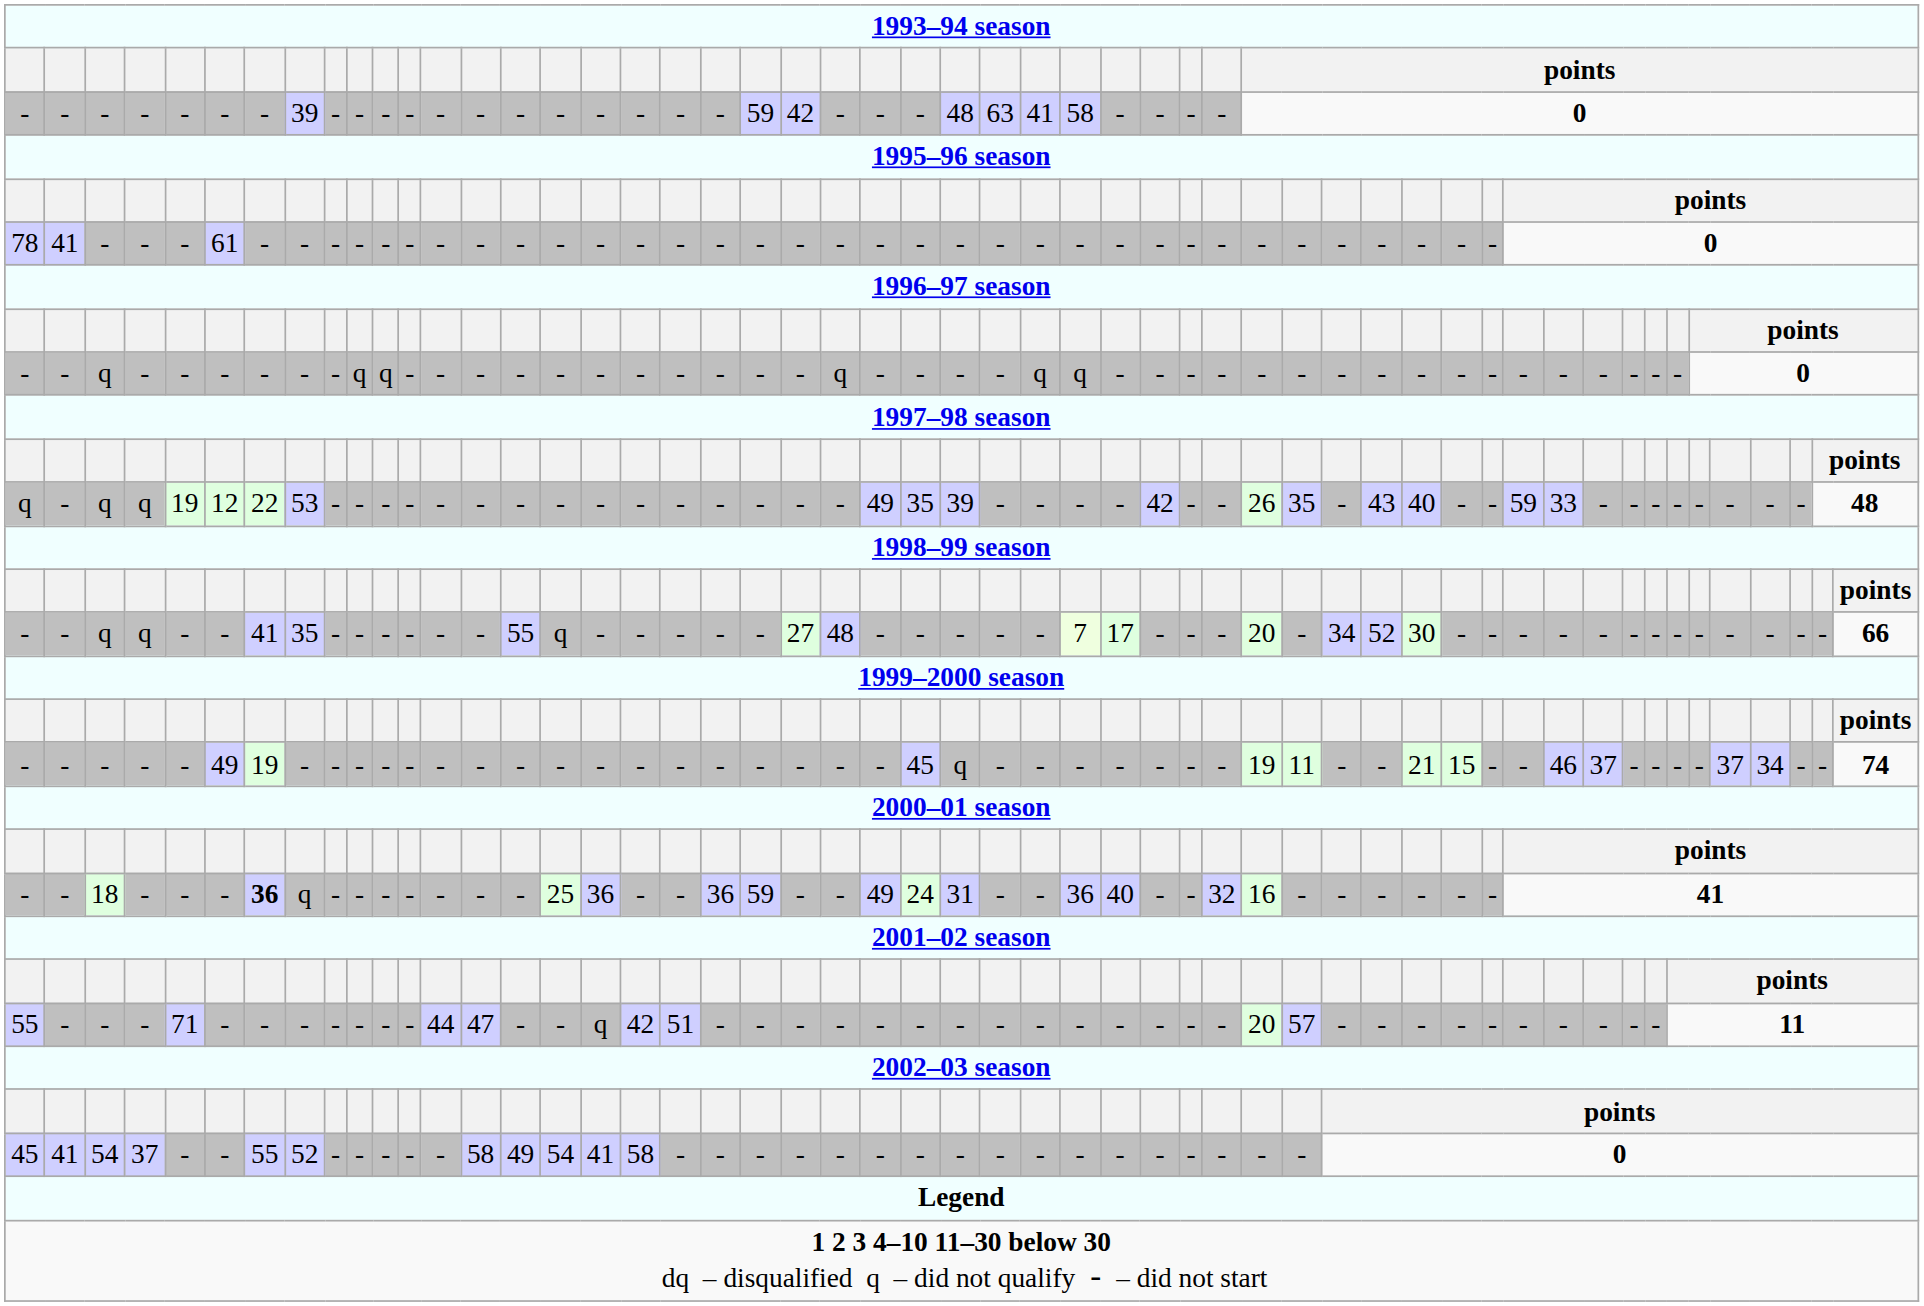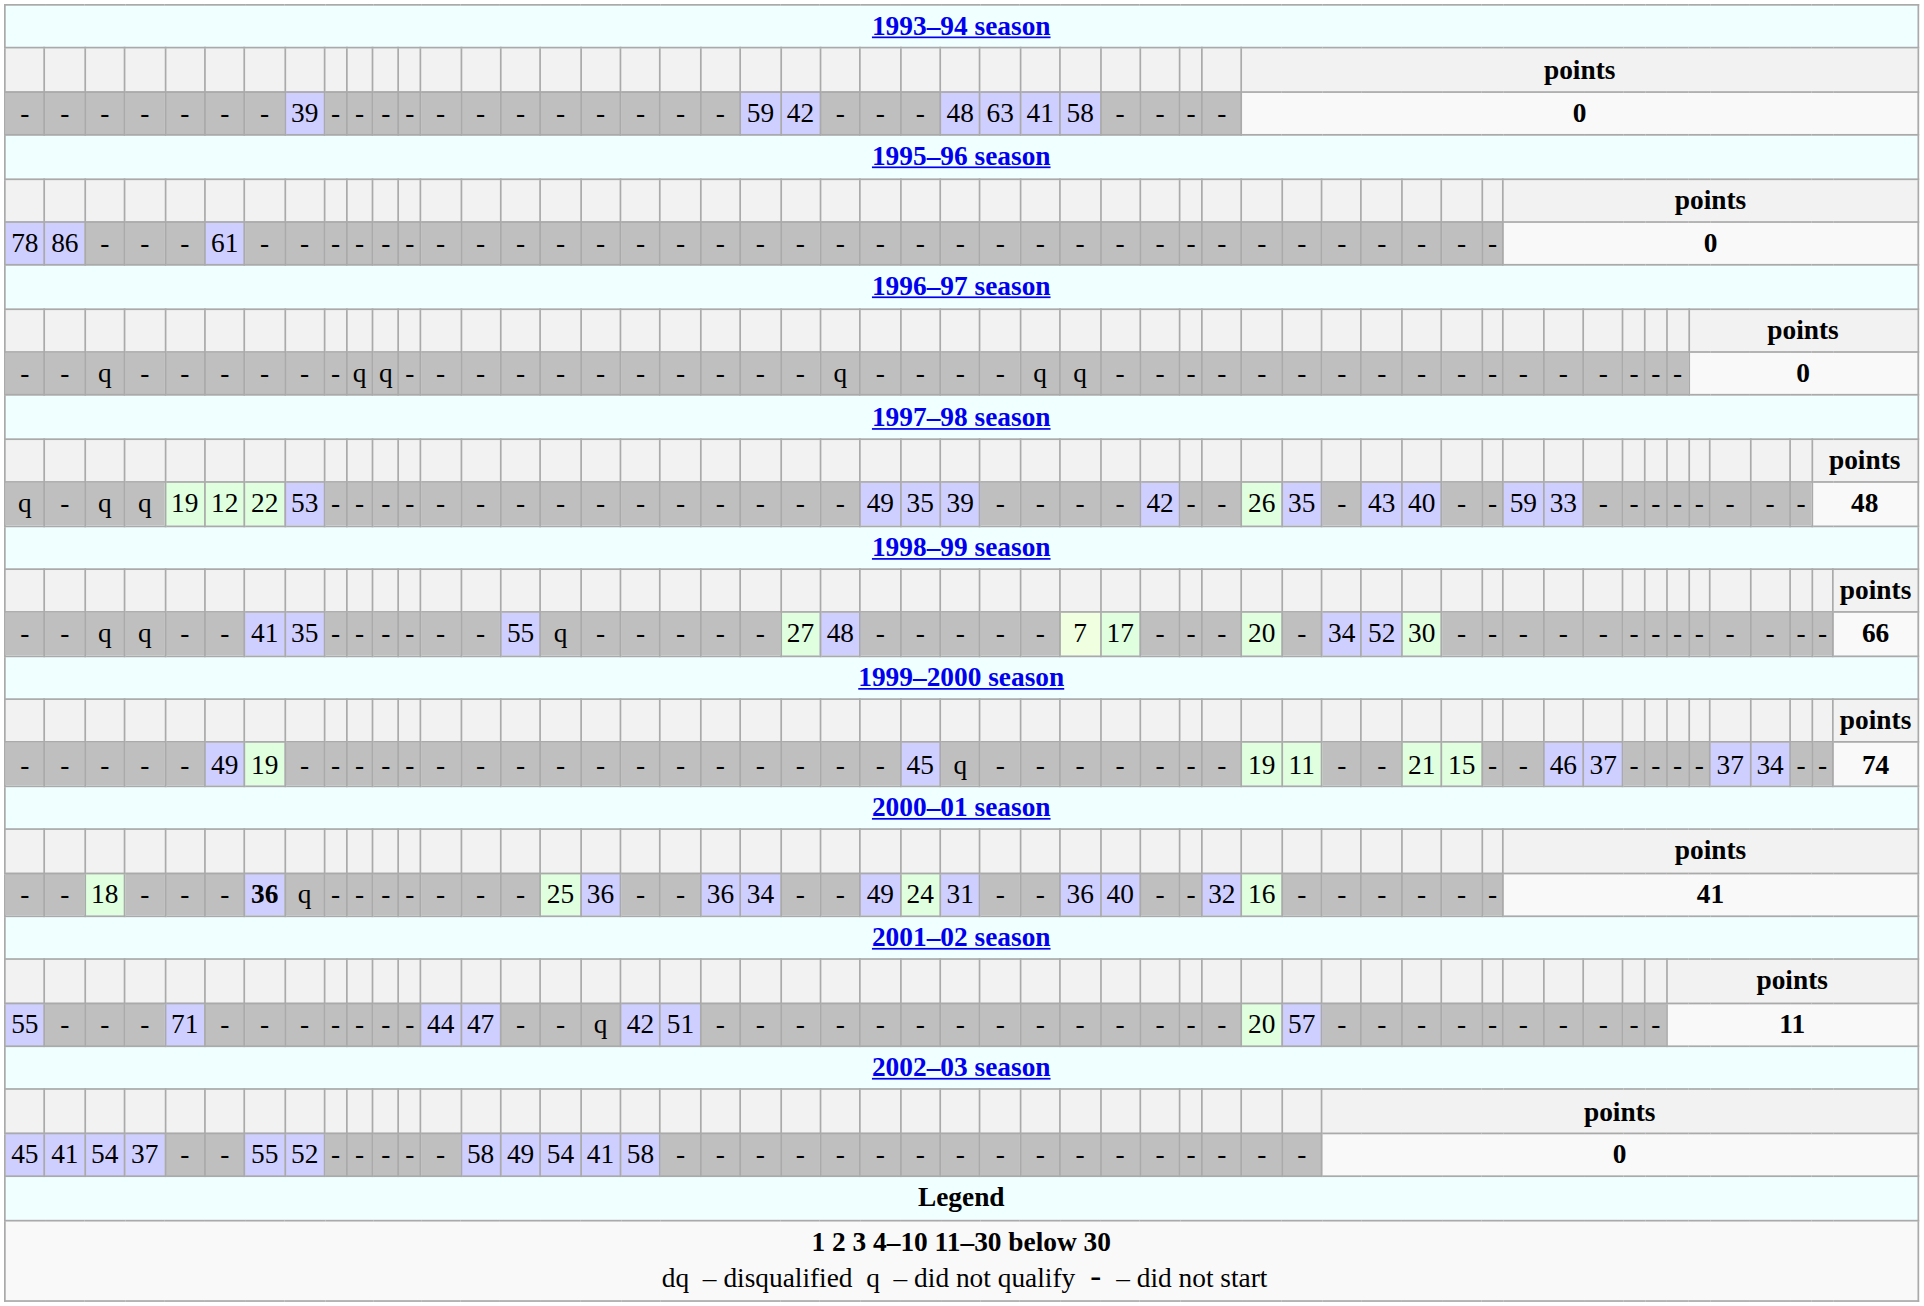(65, 243) 41 -> (65, 243) 86
(760, 894) 59 -> (760, 894) 34
